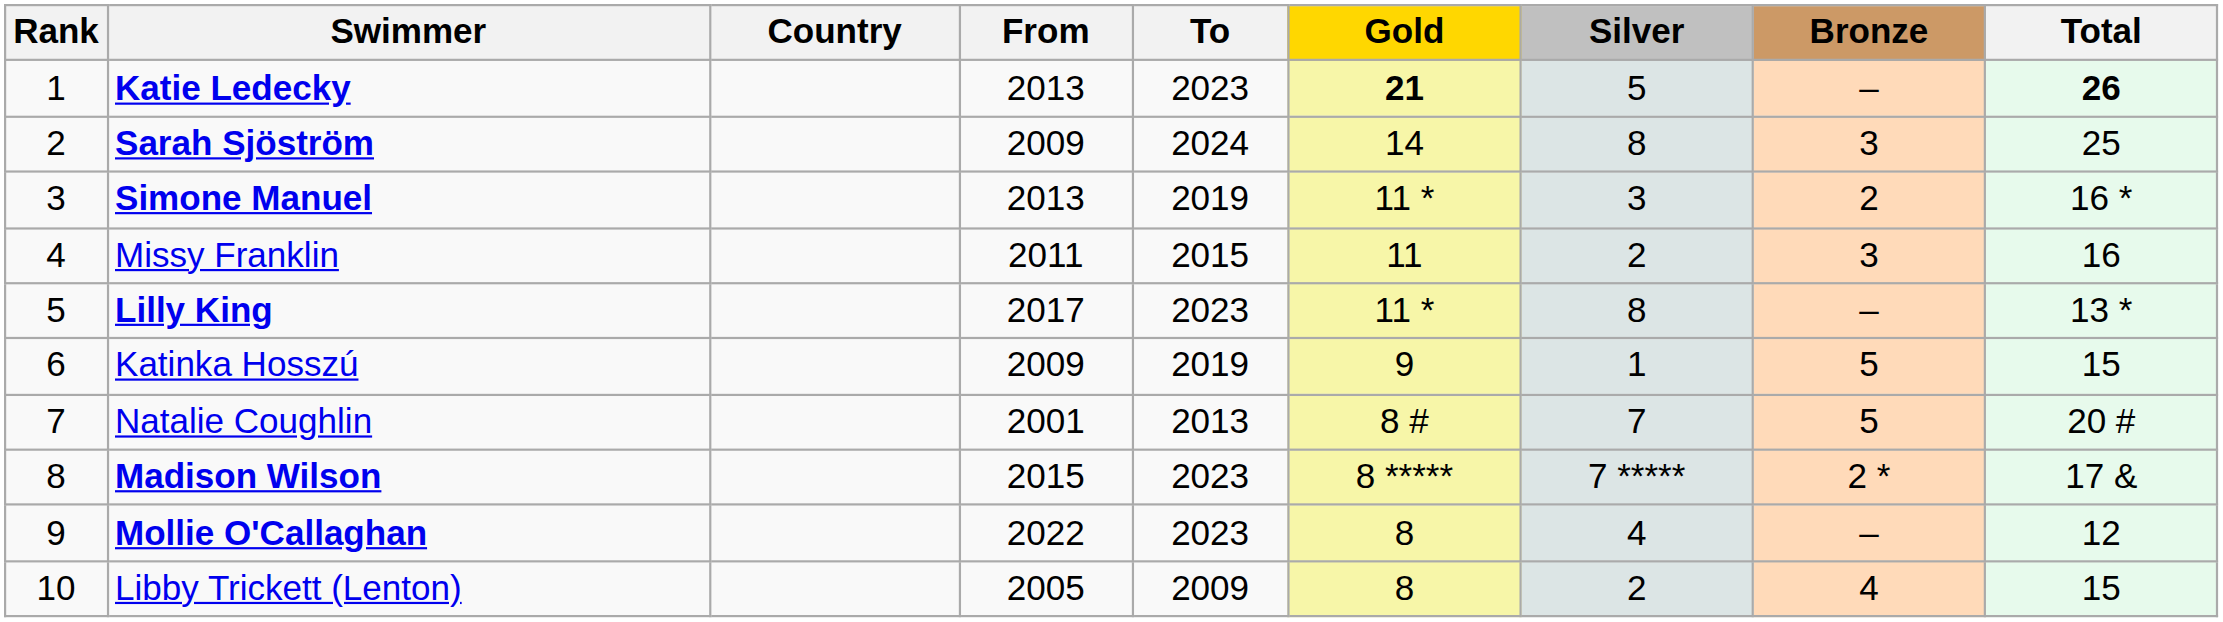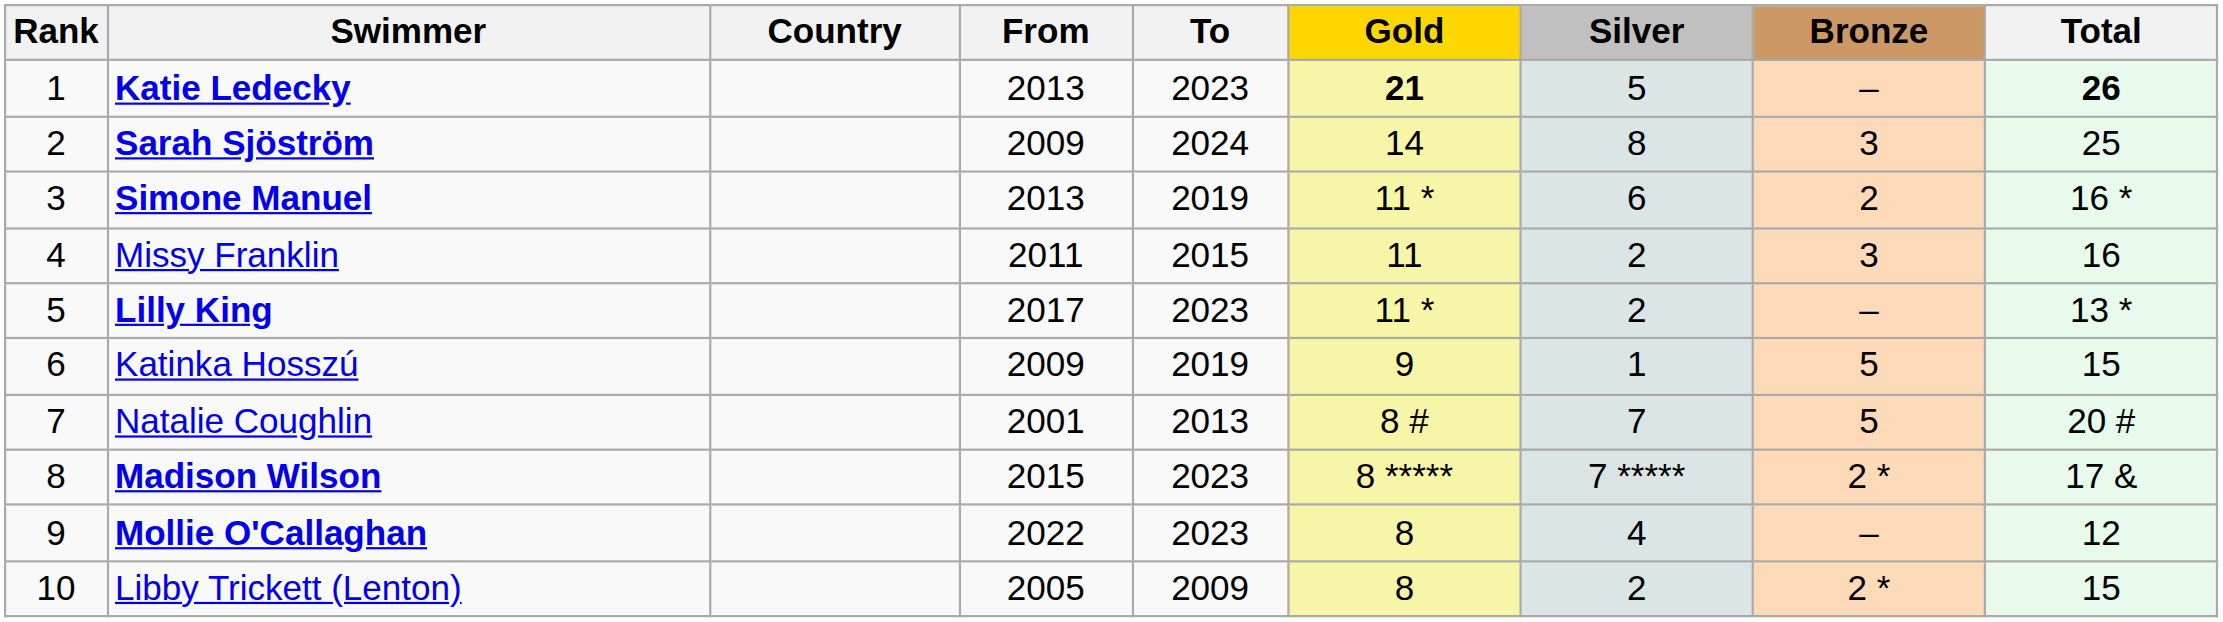(1637, 198) 3 -> (1637, 198) 6
(1637, 310) 8 -> (1637, 310) 2
(1869, 587) 4 -> (1869, 587) 2 *
